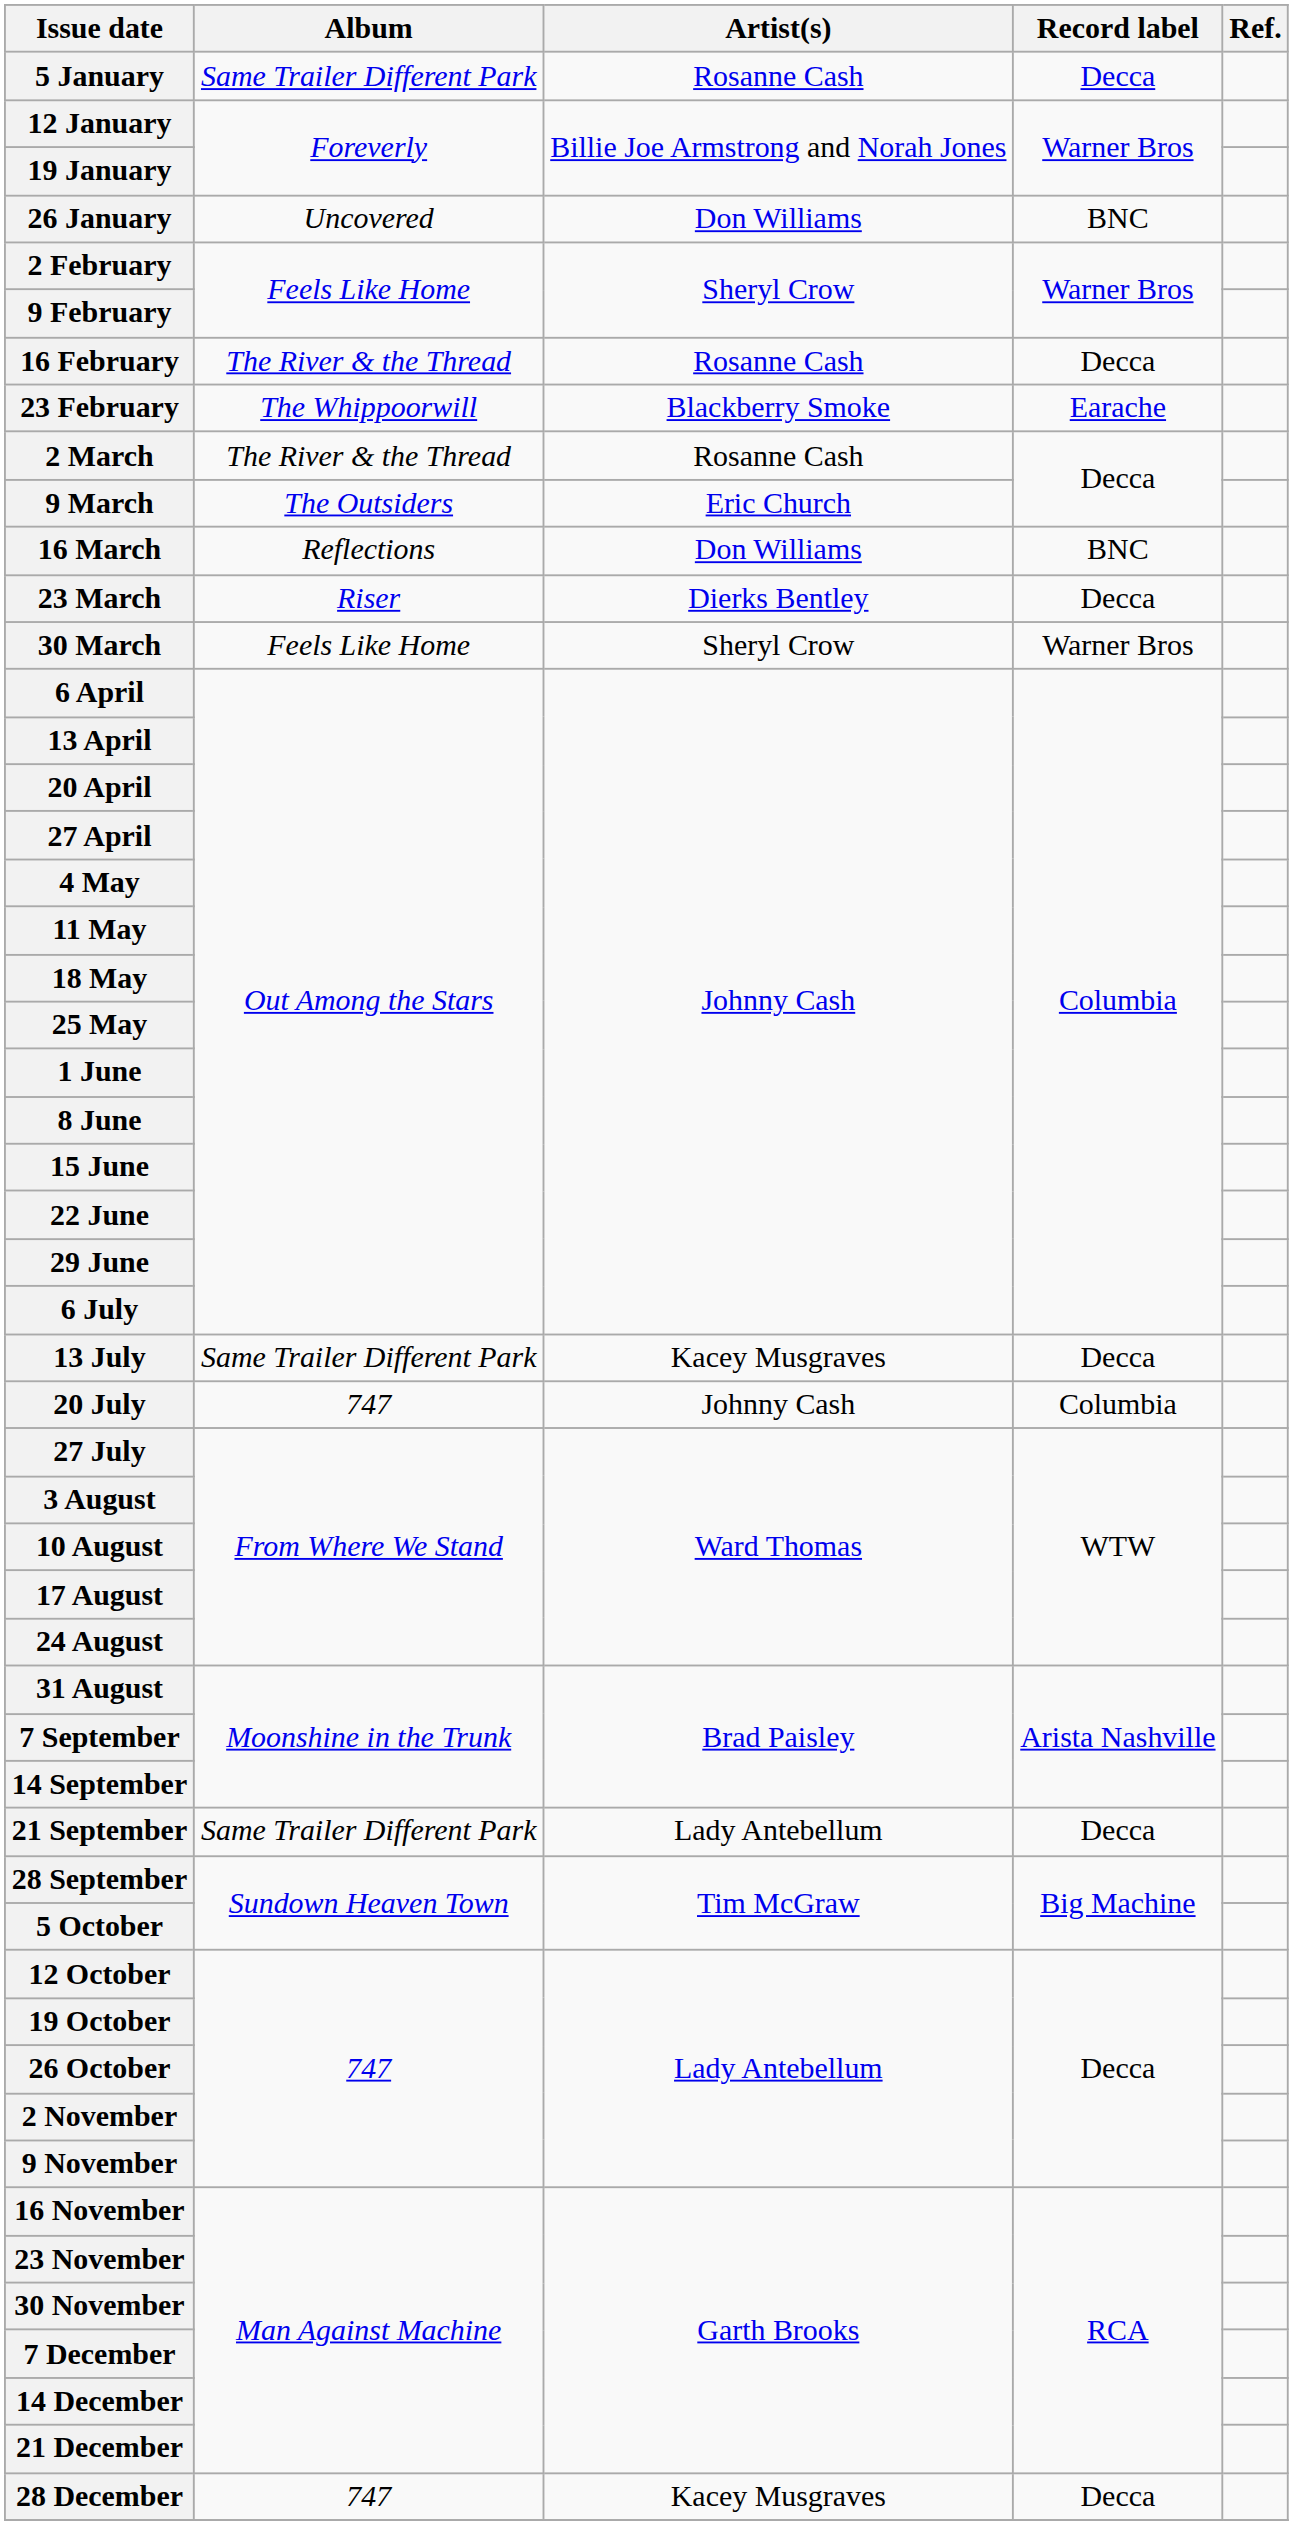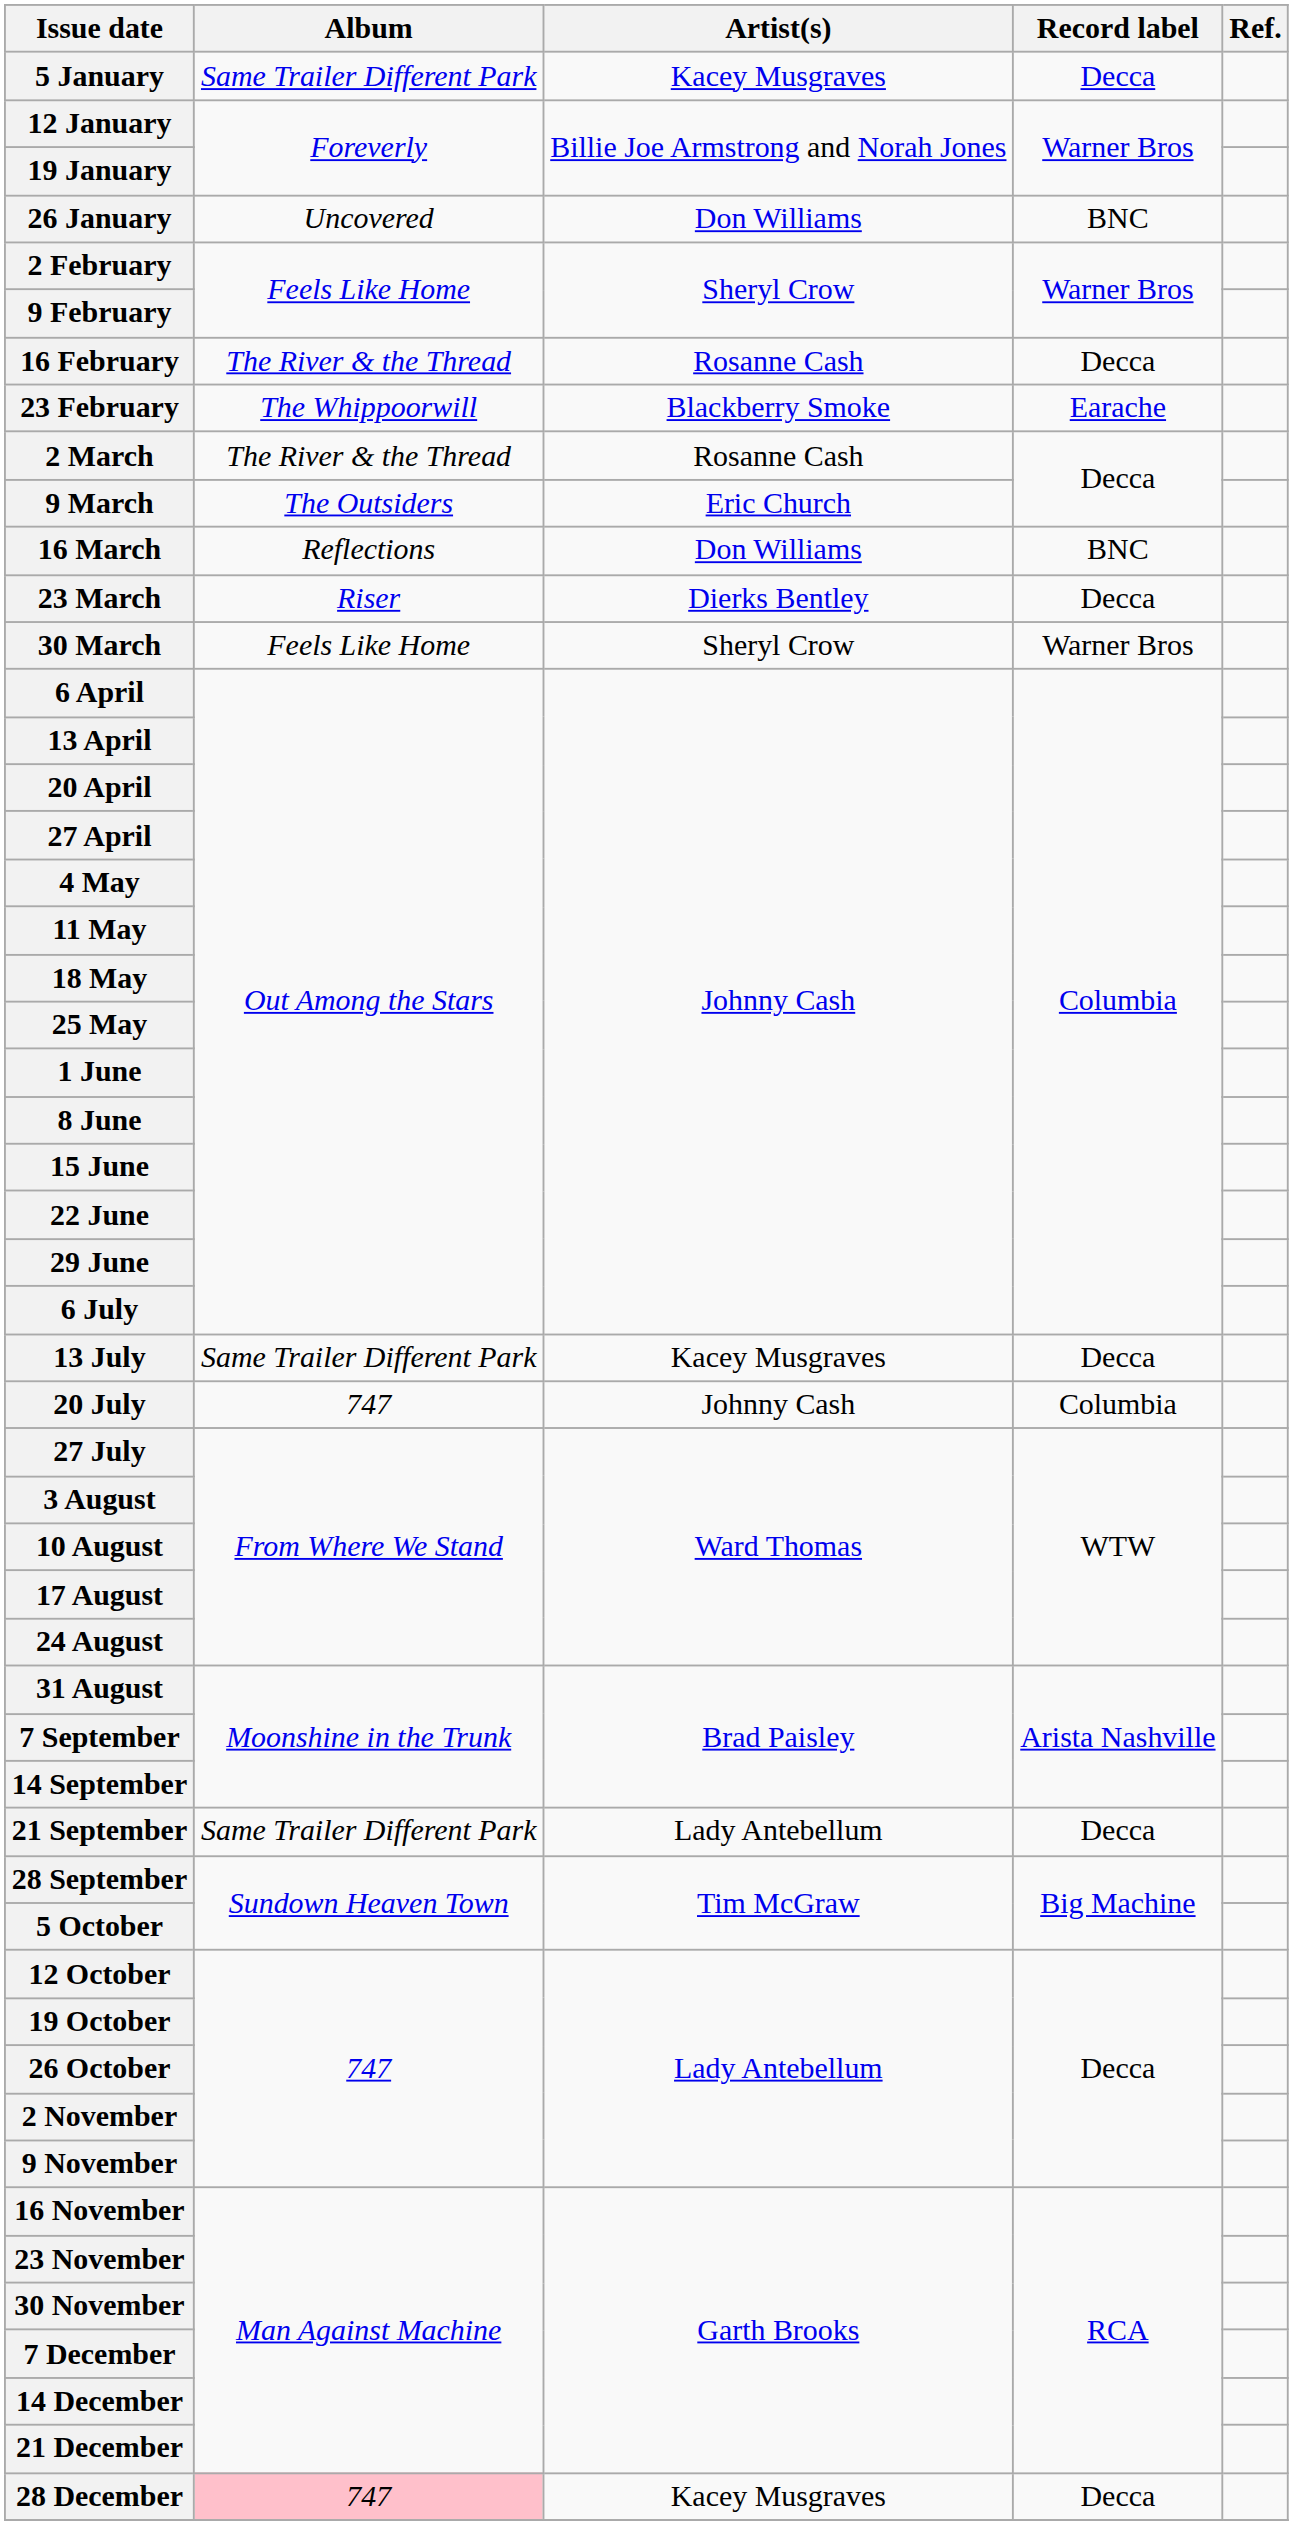(778, 75) Rosanne Cash -> (778, 75) Kacey Musgraves
(369, 2495) no background -> (369, 2495) pink background
